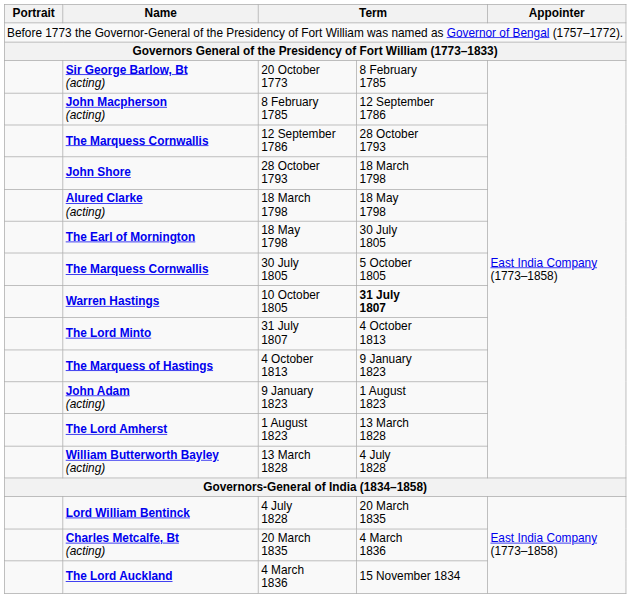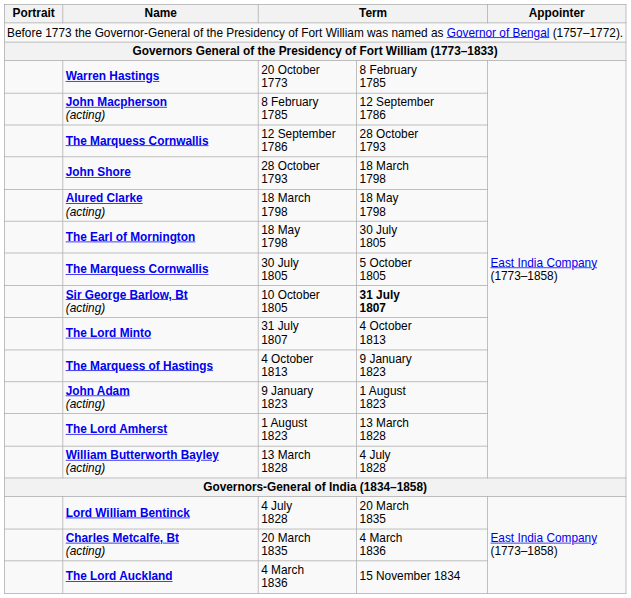(127, 76) Sir George Barlow, Bt (acting) -> (113, 76) Warren Hastings
(113, 301) Warren Hastings -> (127, 301) Sir George Barlow, Bt (acting)
